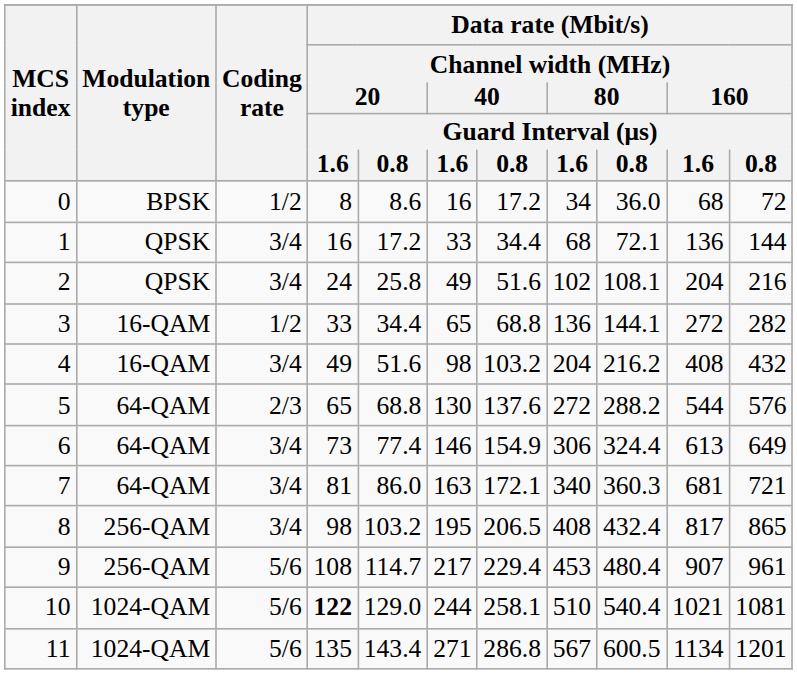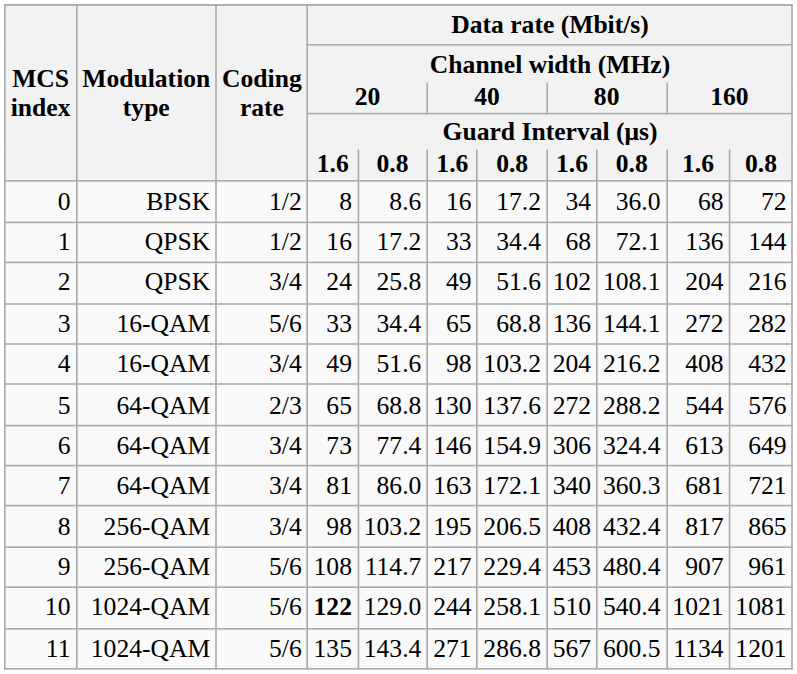(285, 242) 3/4 -> (285, 242) 1/2
(285, 323) 1/2 -> (285, 323) 5/6
